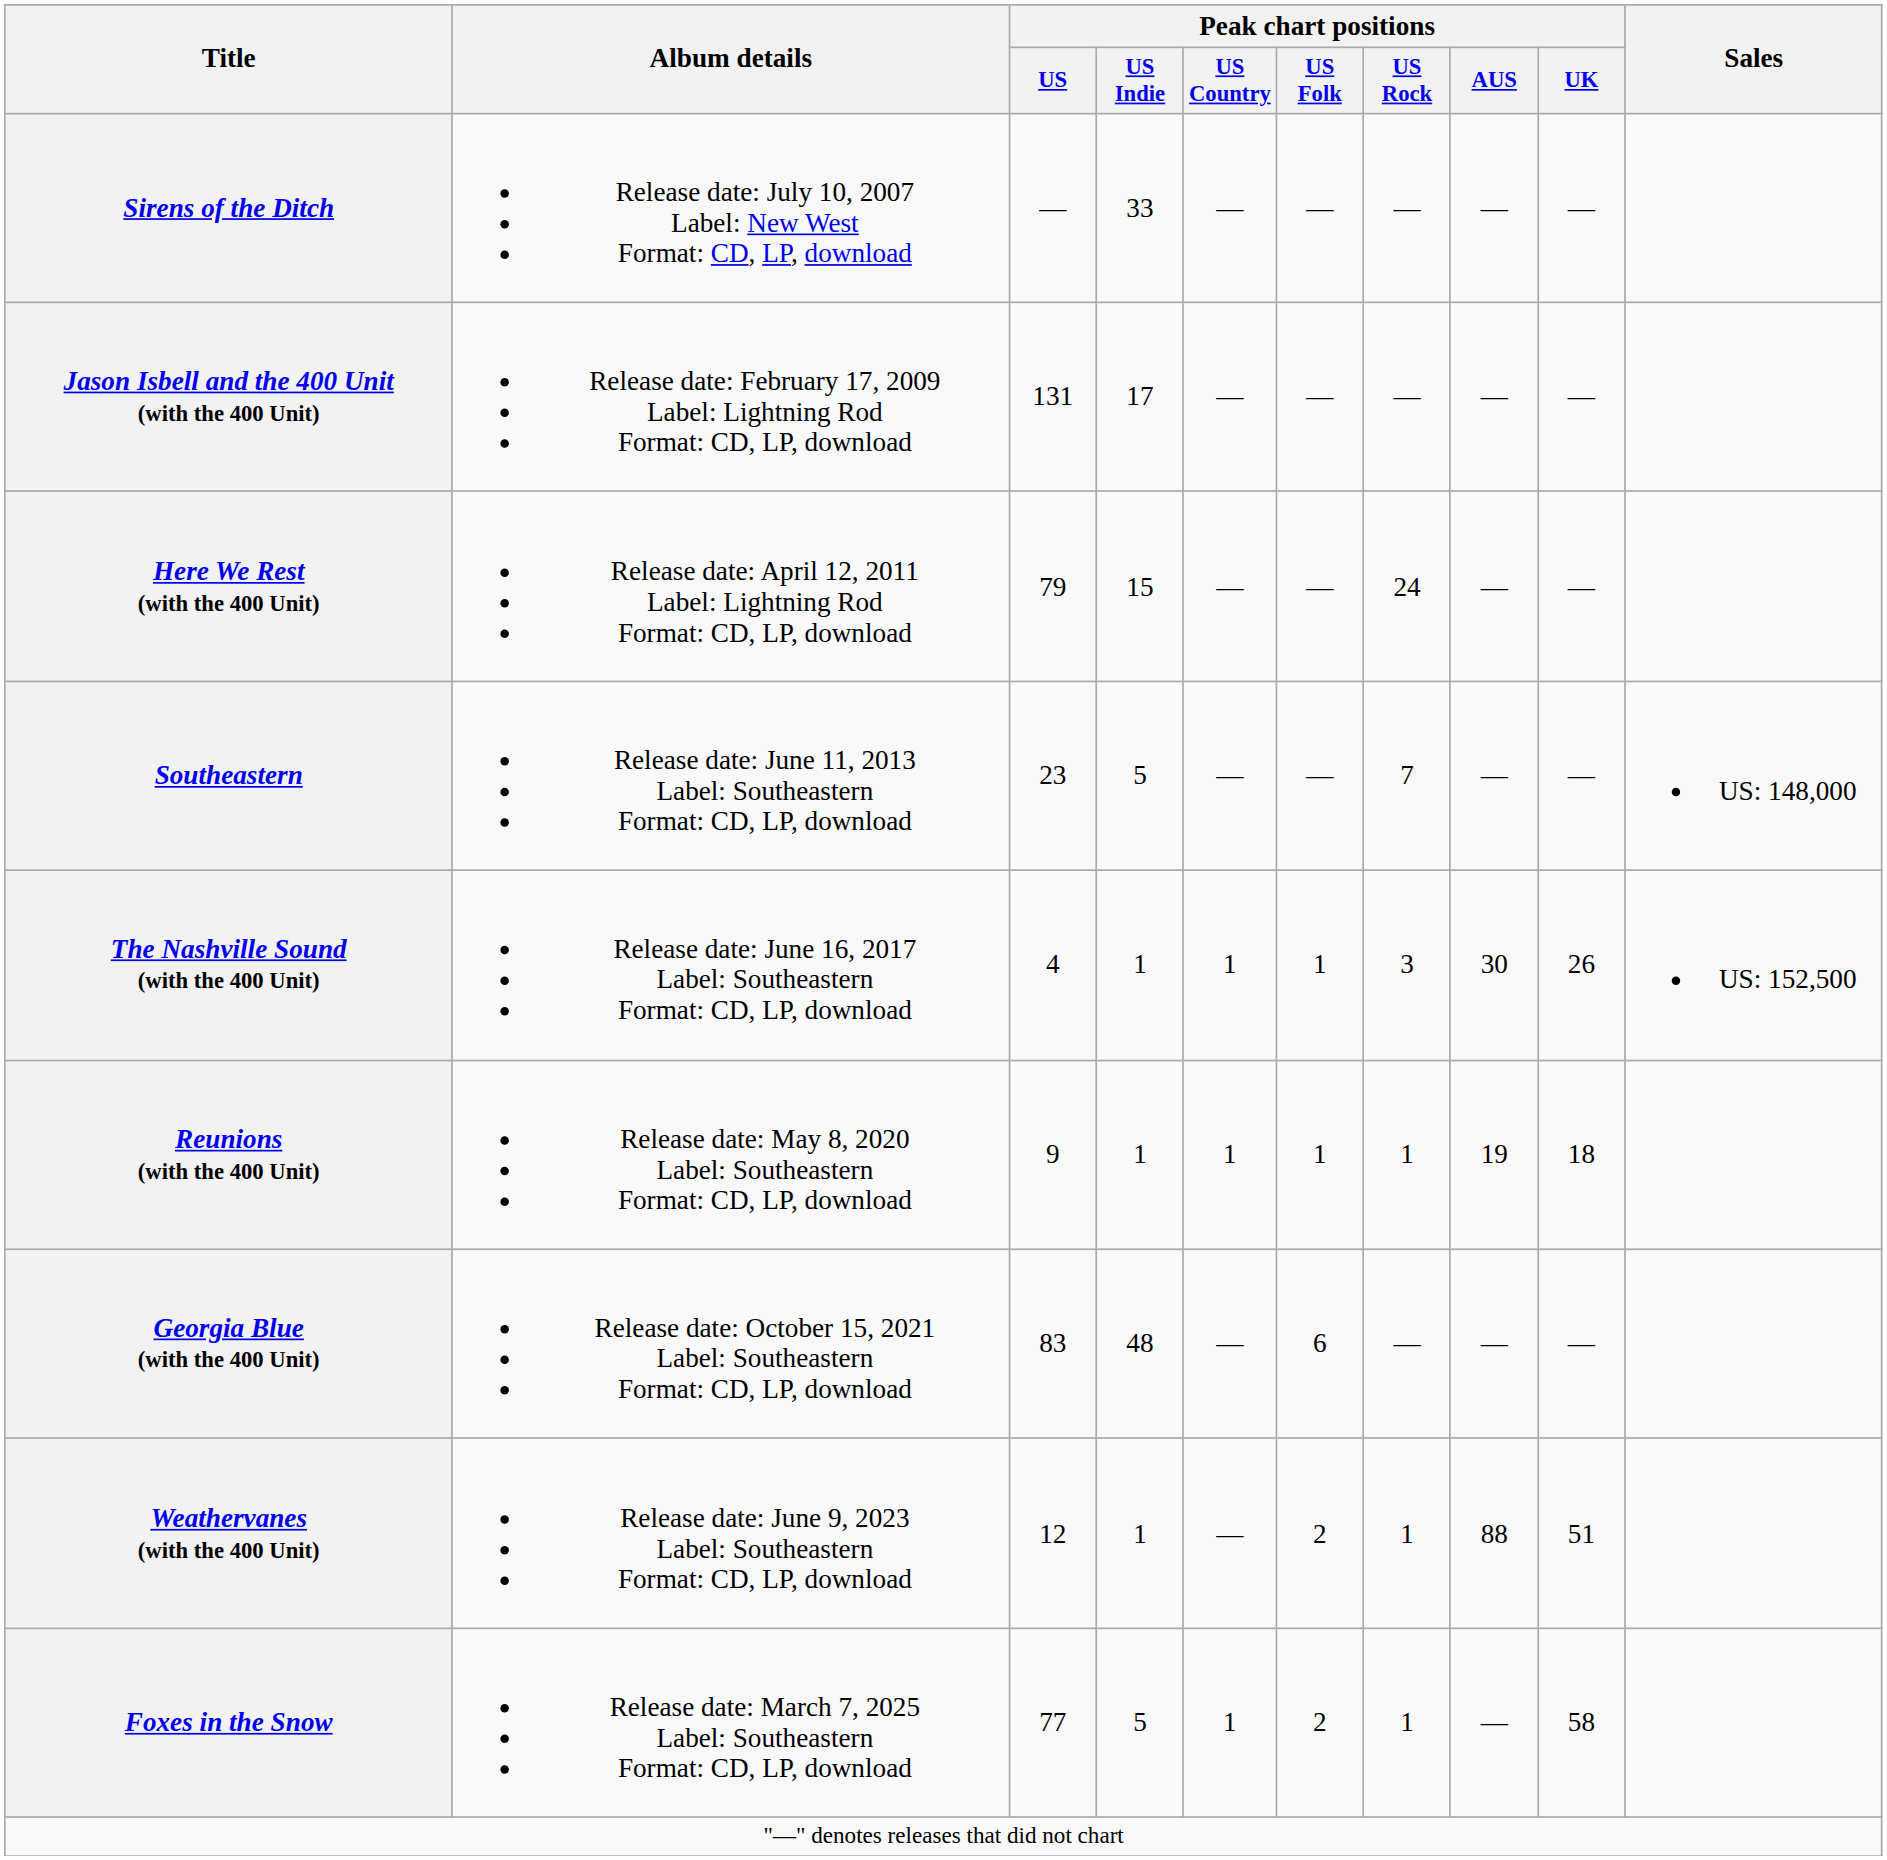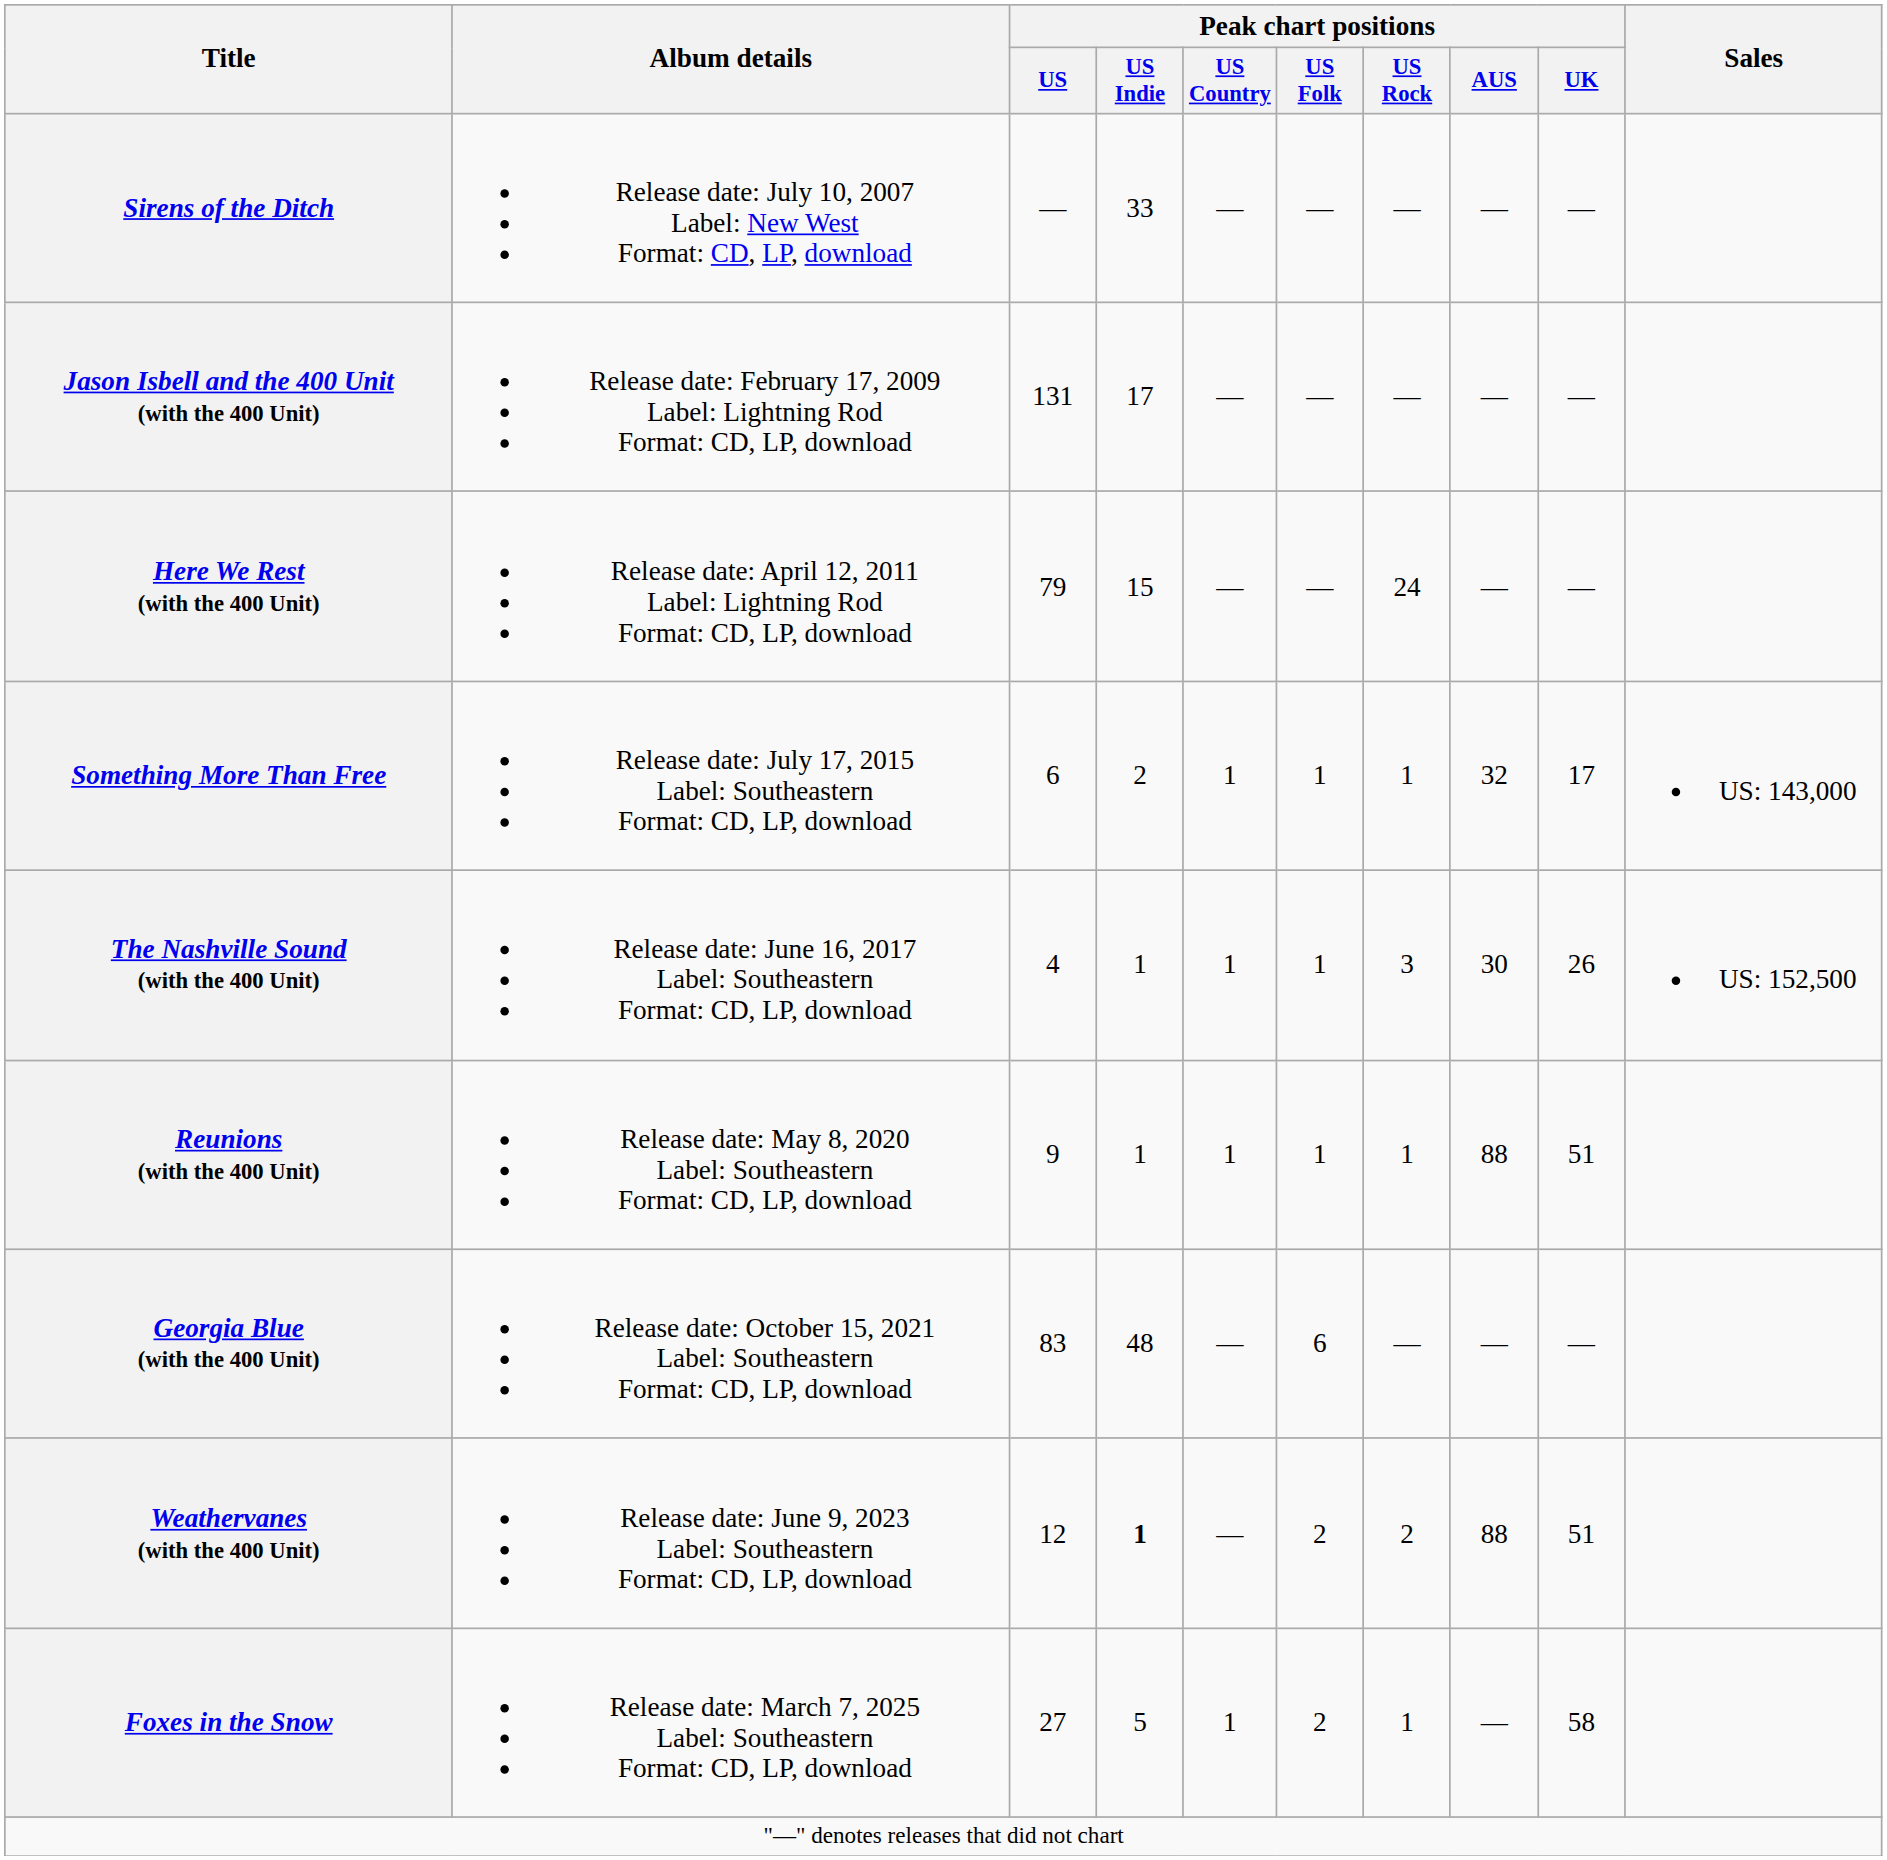- row: (229, 775)
+ row: (229, 775)
(1494, 1154) 19 -> (1494, 1154) 88
(1581, 1154) 18 -> (1581, 1154) 51
(1140, 1532) normal -> (1140, 1532) bold
(1407, 1532) 1 -> (1407, 1532) 2
(1053, 1722) 77 -> (1053, 1722) 27
